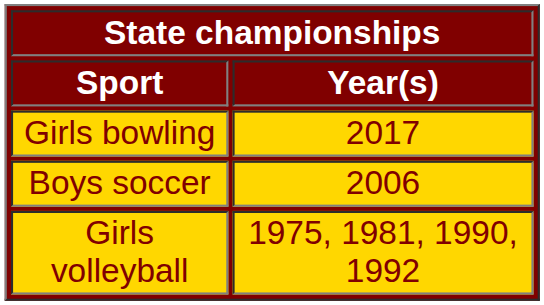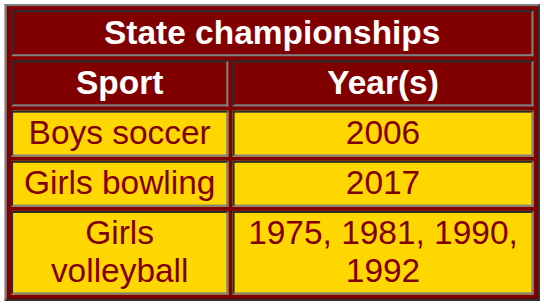rows swapped: (120, 183) <-> (120, 133)
